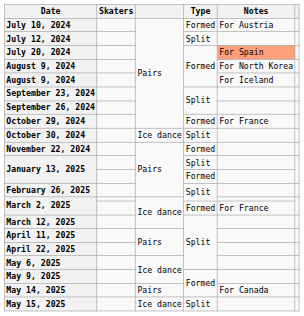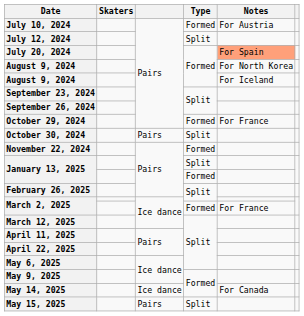(160, 135) Ice dance -> (150, 135) Pairs
(150, 290) Pairs -> (160, 290) Ice dance
(160, 304) Ice dance -> (150, 304) Pairs
